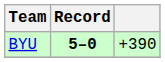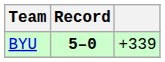(137, 44) +390 -> (137, 44) +339
